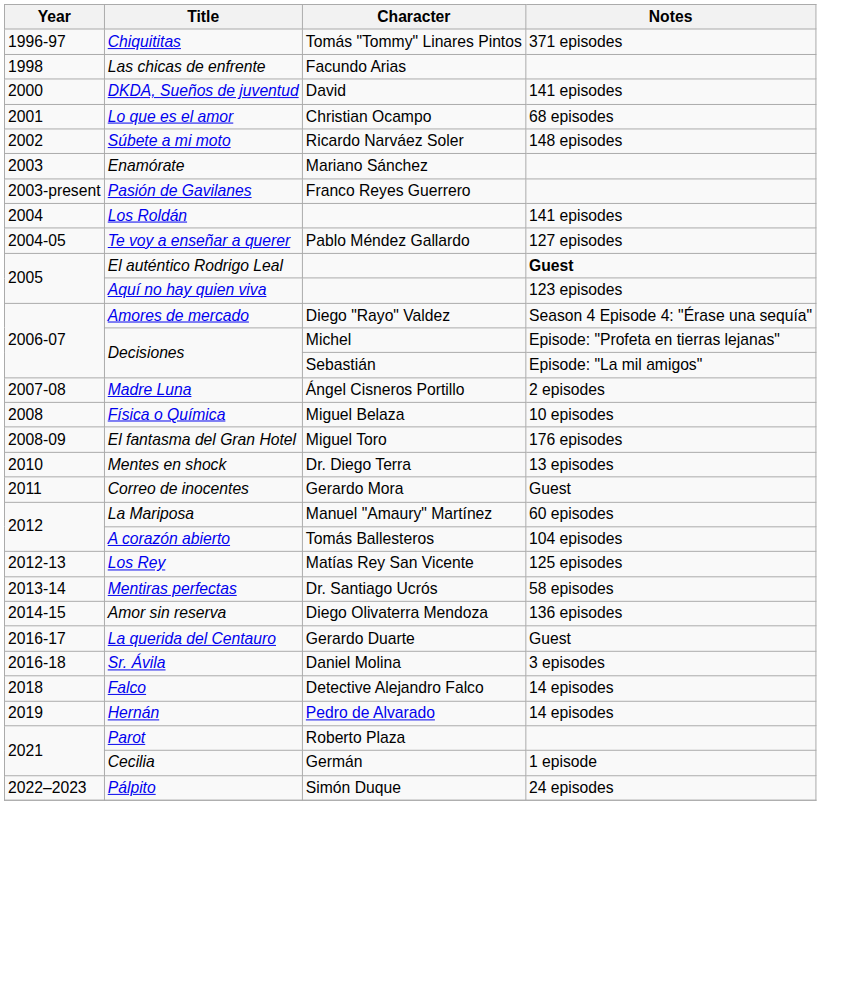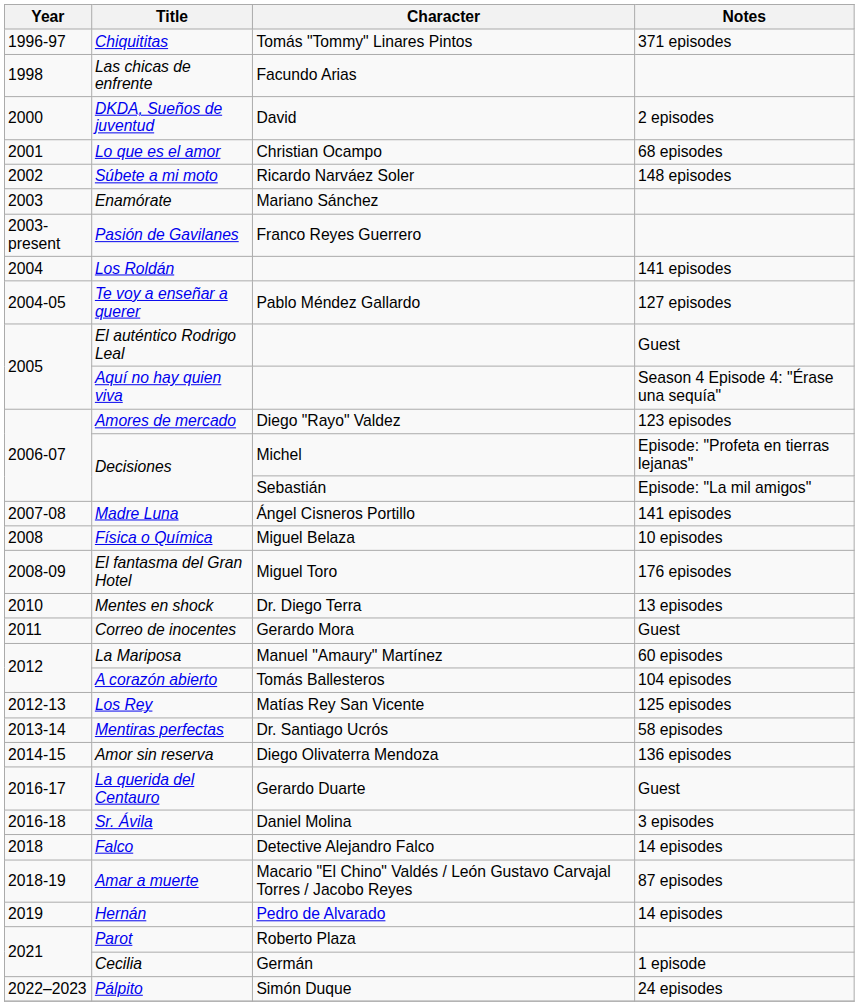(576, 91) 141 episodes -> (676, 117) 2 episodes
(551, 265) bold -> (659, 344) normal
(576, 290) 123 episodes -> (736, 387) Season 4 Episode 4: "Érase una sequía"
(671, 315) Season 4 Episode 4: "Érase una sequía" -> (685, 421) 123 episodes
(567, 389) 2 episodes -> (685, 513) 141 episodes
+ row: (147, 880)
